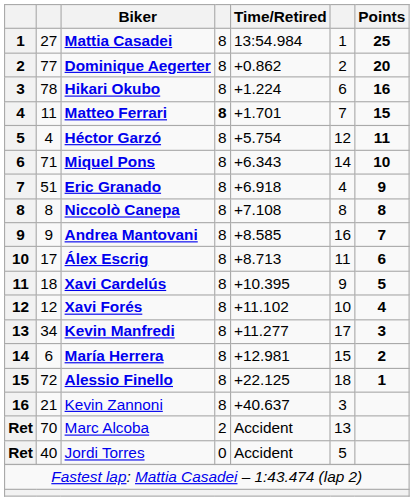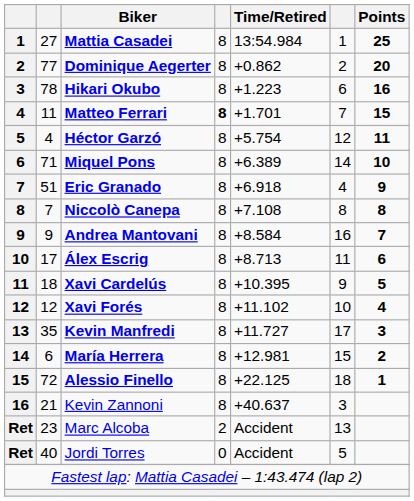(258, 89) +1.224 -> (258, 89) +1.223
(258, 162) +6.343 -> (258, 162) +6.389
(49, 210) 8 -> (49, 210) 7
(258, 234) +8.585 -> (258, 234) +8.584
(49, 331) 34 -> (49, 331) 35
(261, 331) +11.277 -> (261, 331) +11.727
(49, 428) 70 -> (49, 428) 23
